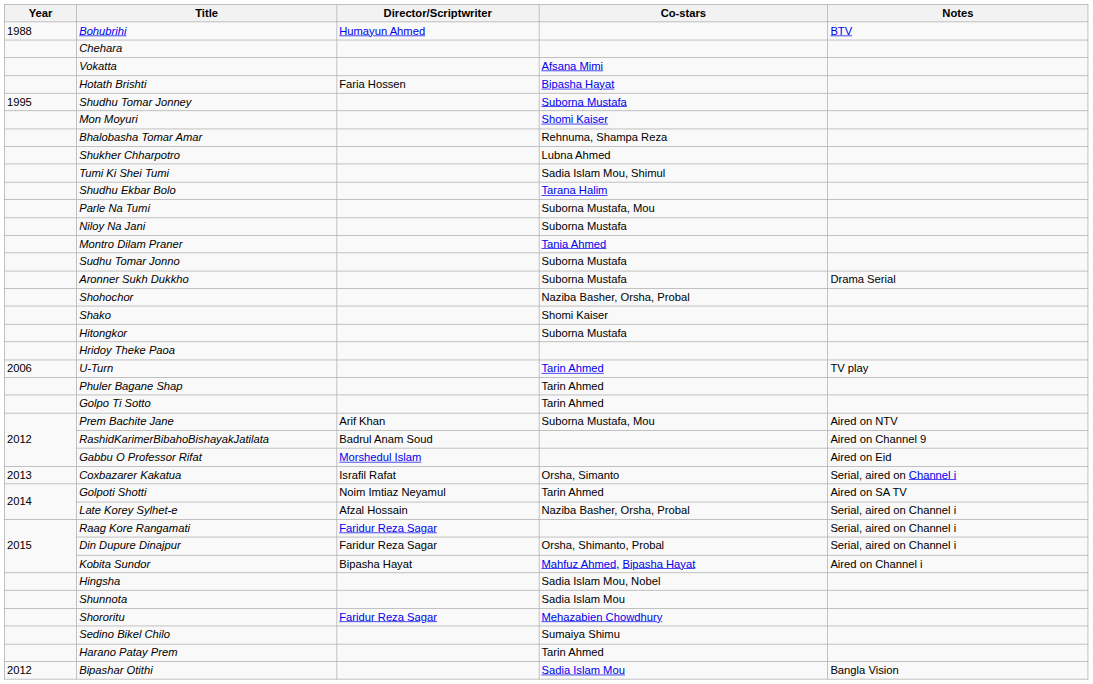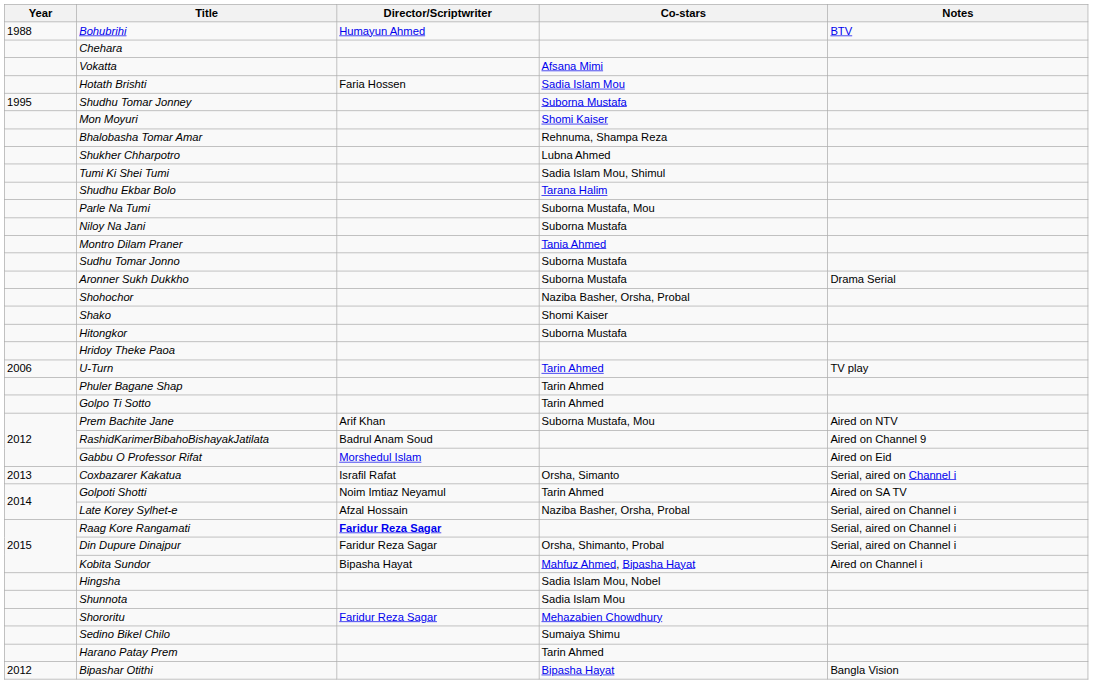(578, 84) Bipasha Hayat -> (583, 84) Sadia Islam Mou
(388, 528) normal -> (390, 528) bold
(583, 670) Sadia Islam Mou -> (578, 670) Bipasha Hayat
